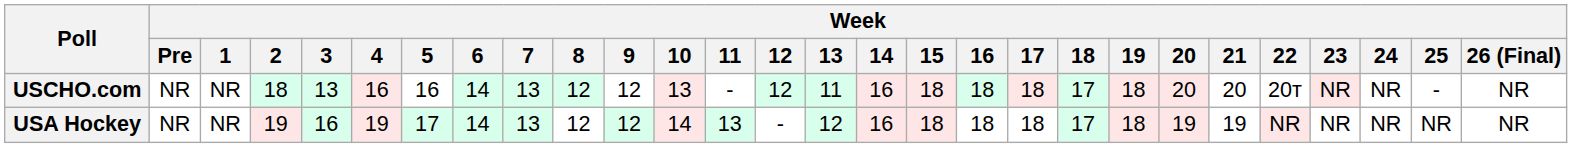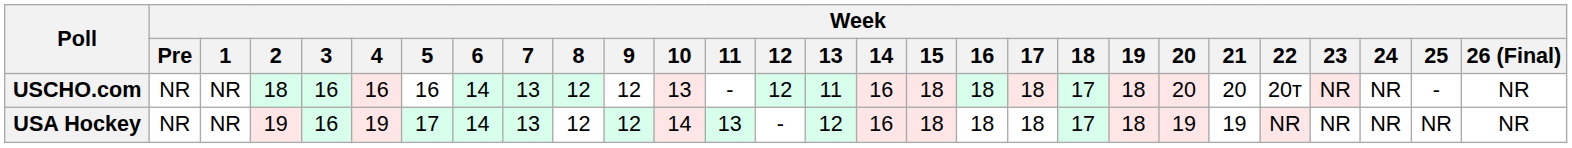(326, 90) 13 -> (326, 90) 16
